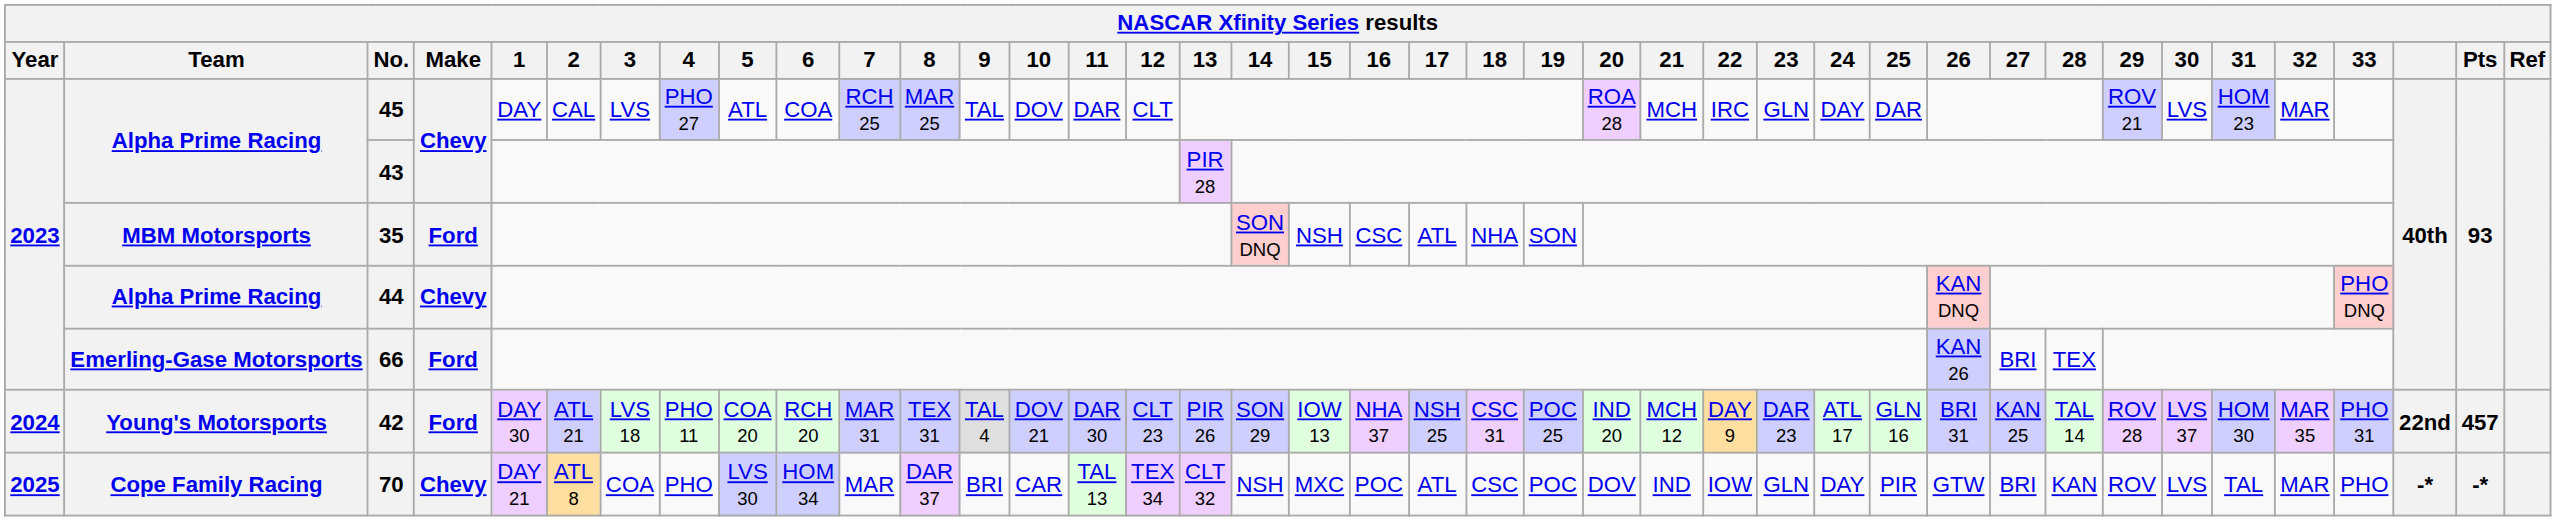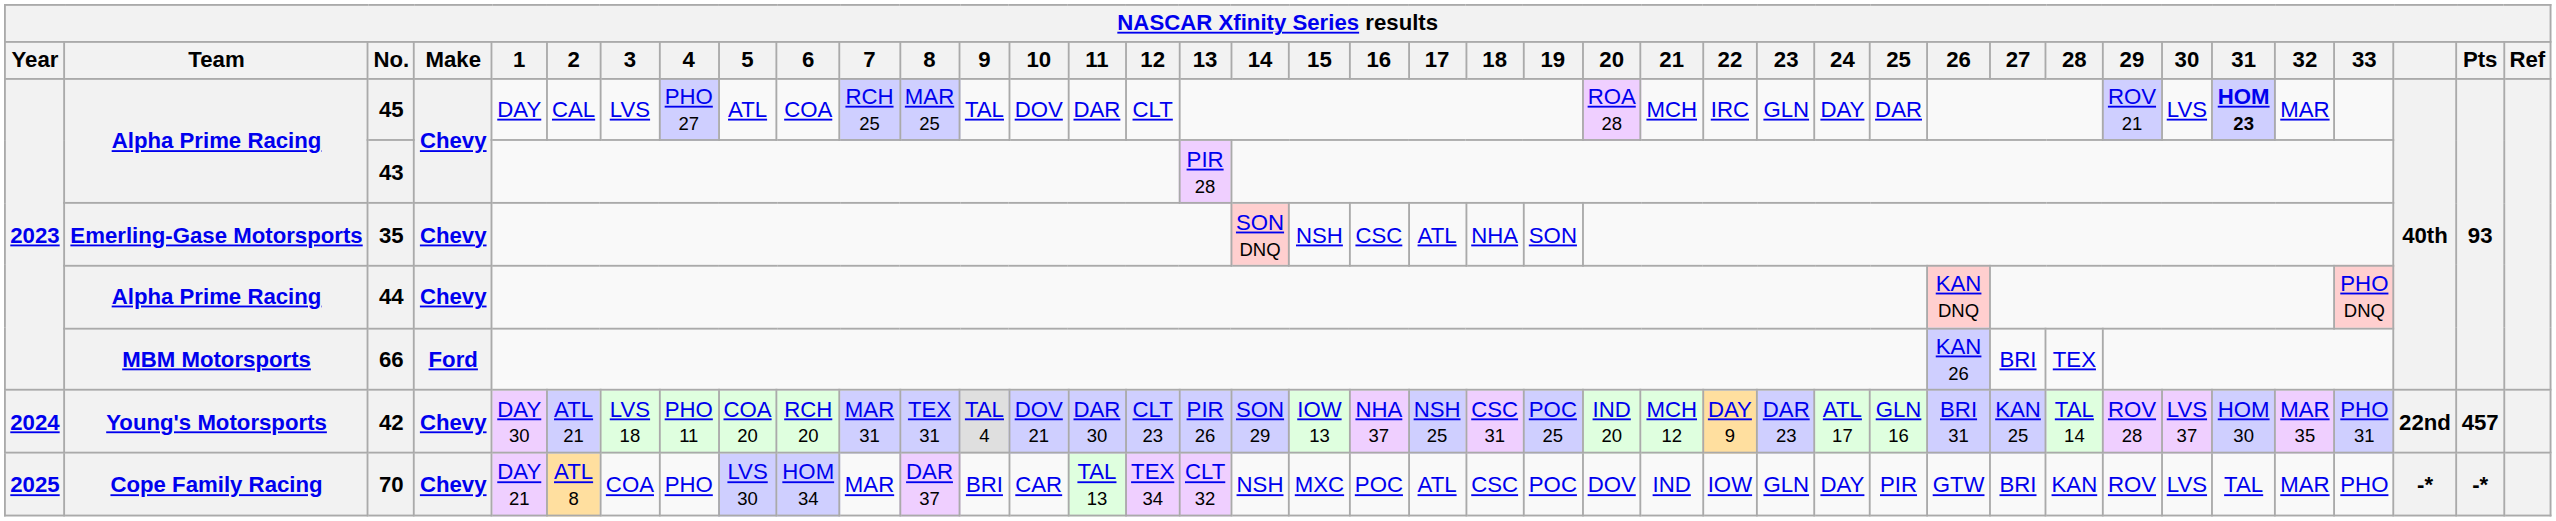(2244, 108) normal -> (2244, 109) bold
(217, 234) MBM Motorsports -> (217, 234) Emerling-Gase Motorsports
(453, 234) Ford -> (453, 234) Chevy
(217, 359) Emerling-Gase Motorsports -> (217, 359) MBM Motorsports
(453, 422) Ford -> (453, 422) Chevy
